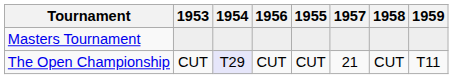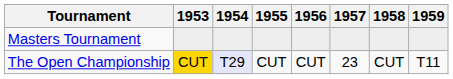columns swapped: (311, 16) <-> (271, 16)
(193, 62) no background -> (193, 62) gold background
(350, 62) 21 -> (350, 62) 23
